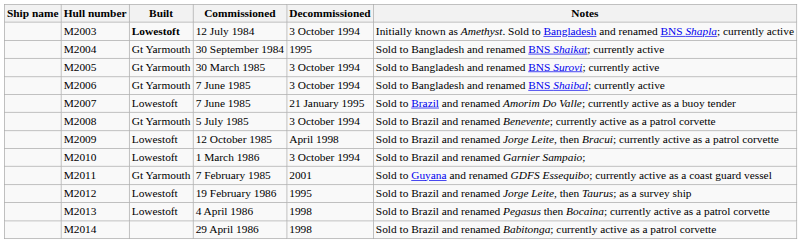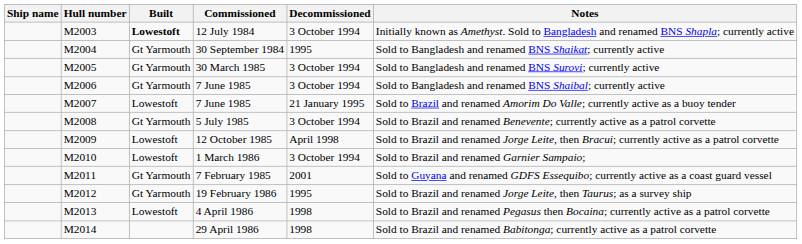(155, 193) Lowestoft -> (161, 193) Gt Yarmouth
